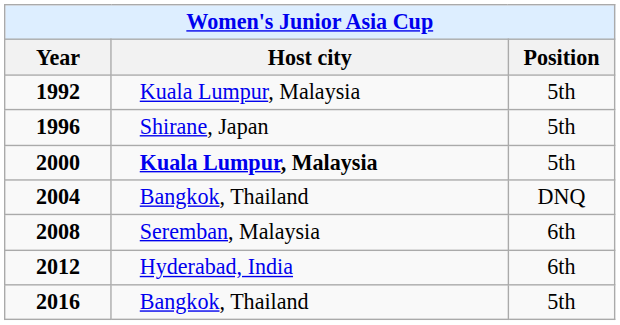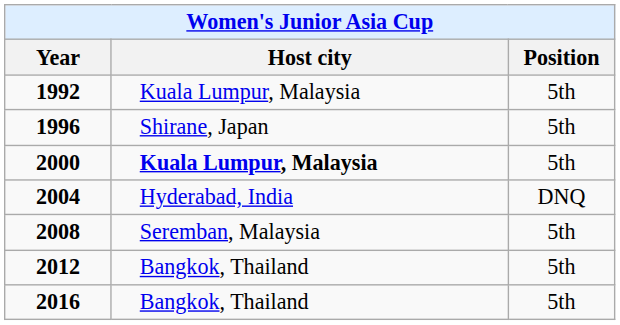(224, 197) Bangkok, Thailand -> (216, 197) Hyderabad, India
(561, 232) 6th -> (561, 232) 5th
(216, 267) Hyderabad, India -> (224, 267) Bangkok, Thailand
(561, 267) 6th -> (561, 267) 5th
